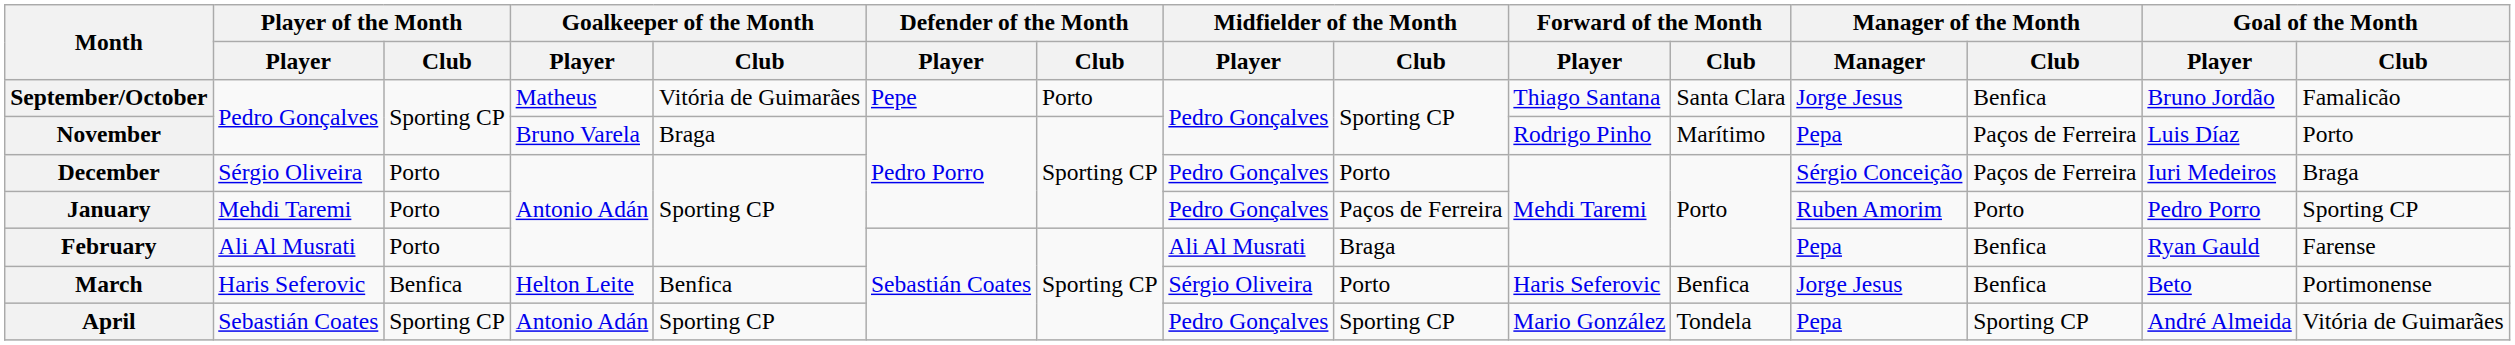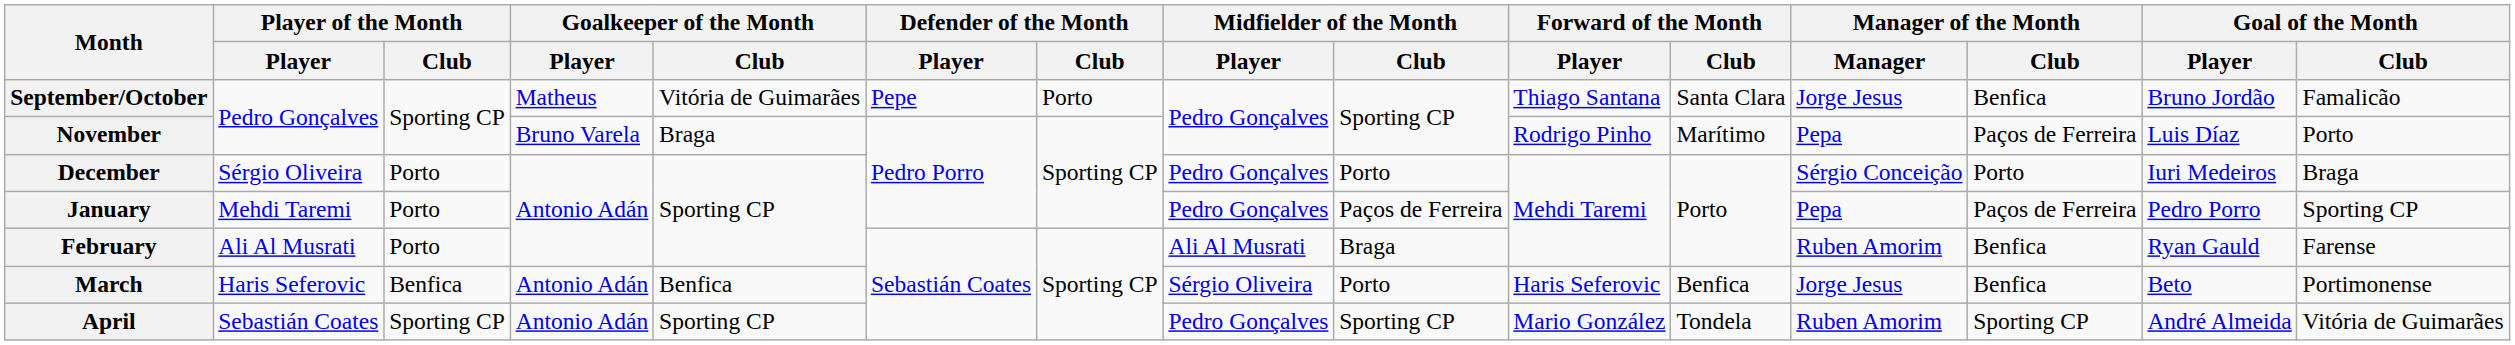(2055, 172) Paços de Ferreira -> (1999, 172) Porto
(1869, 209) Ruben Amorim -> (1819, 209) Pepa
(1999, 209) Porto -> (2055, 209) Paços de Ferreira
(1819, 246) Pepa -> (1869, 246) Ruben Amorim
(575, 284) Helton Leite -> (582, 284) Antonio Adán
(1819, 321) Pepa -> (1869, 321) Ruben Amorim
